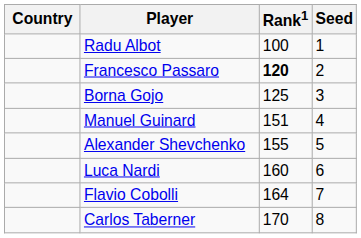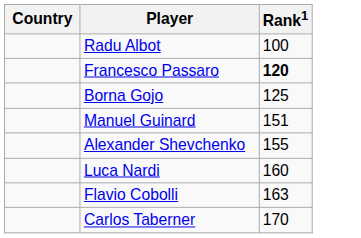- column: (334, 19)
(276, 195) 164 -> (276, 195) 163
